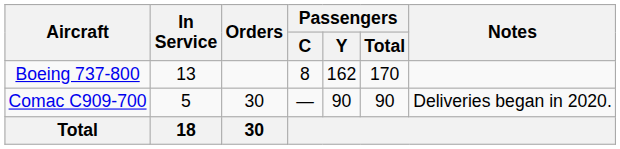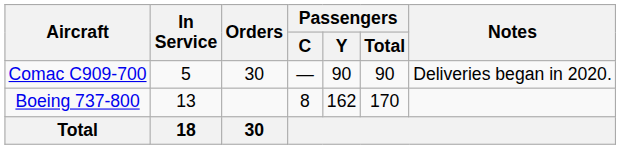rows swapped: (78, 74) <-> (78, 102)
